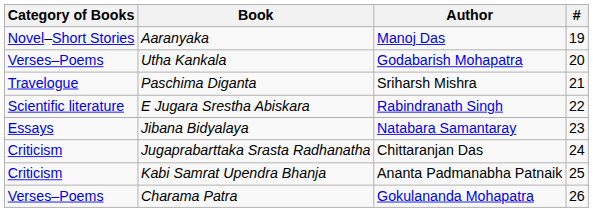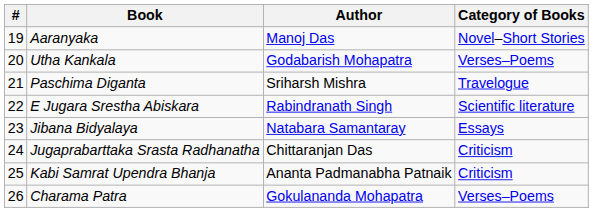columns swapped: (577, 15) <-> (71, 15)
